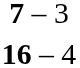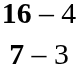rows swapped: (39, 54) <-> (39, 13)
